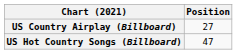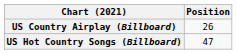(208, 27) 27 -> (208, 27) 26
